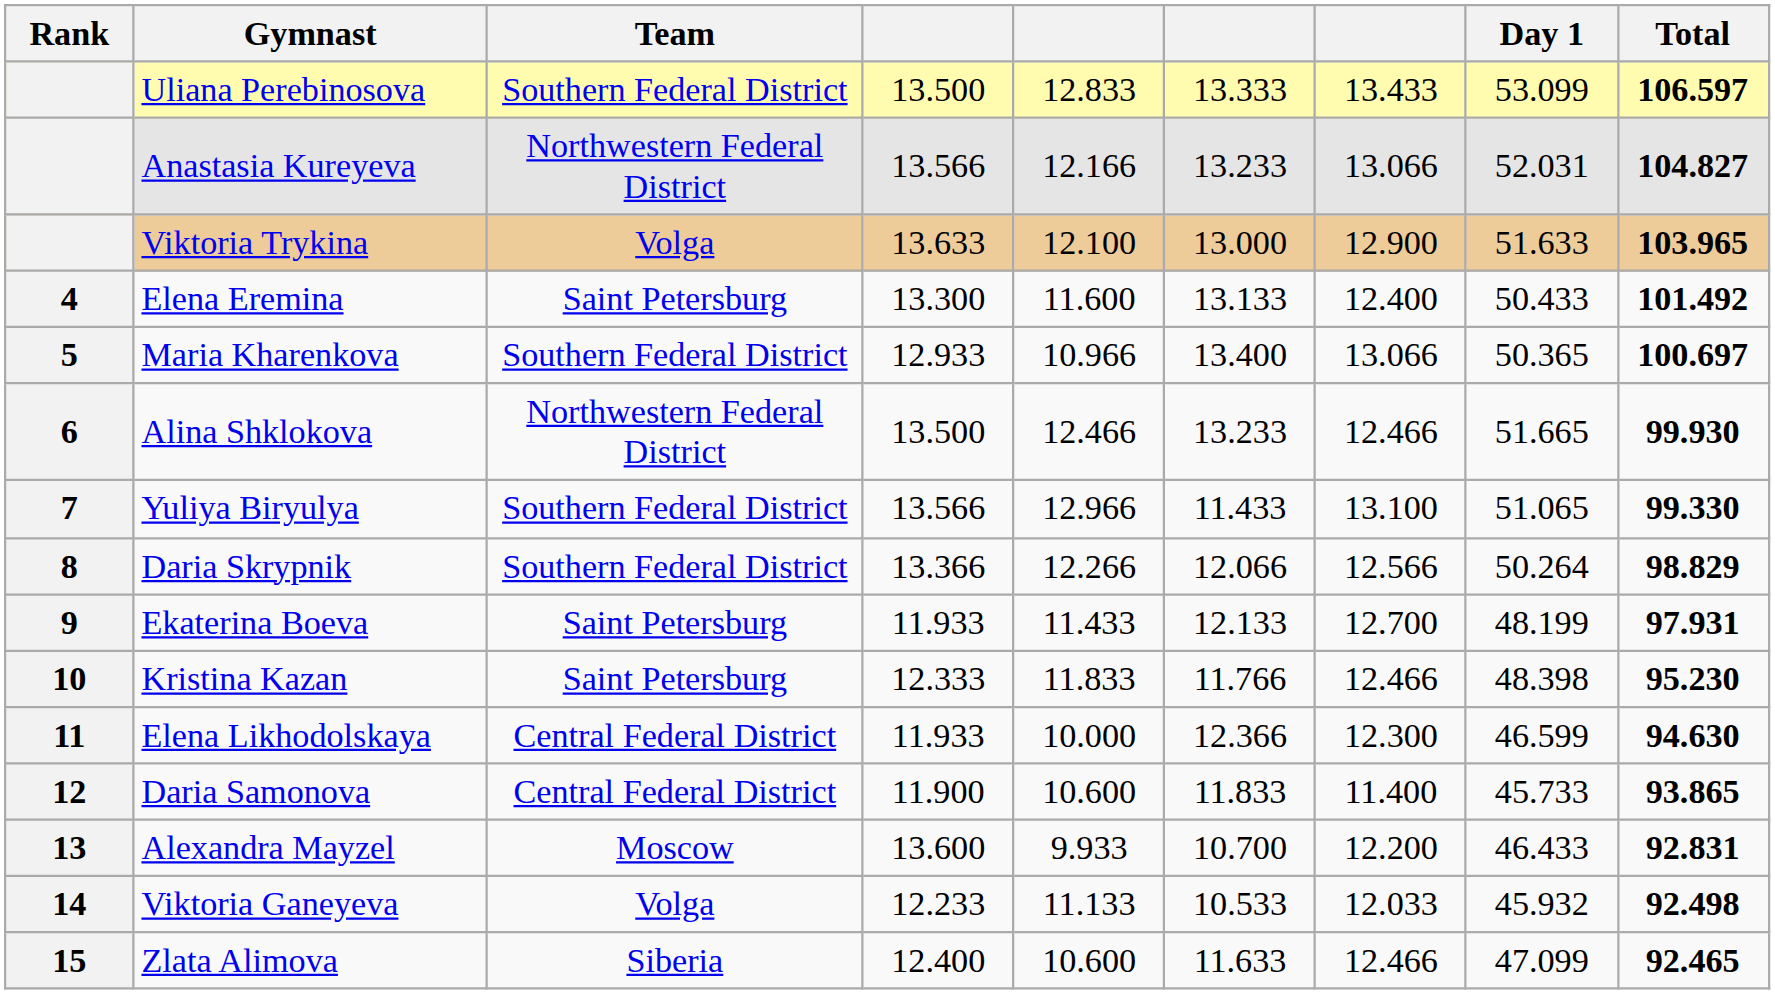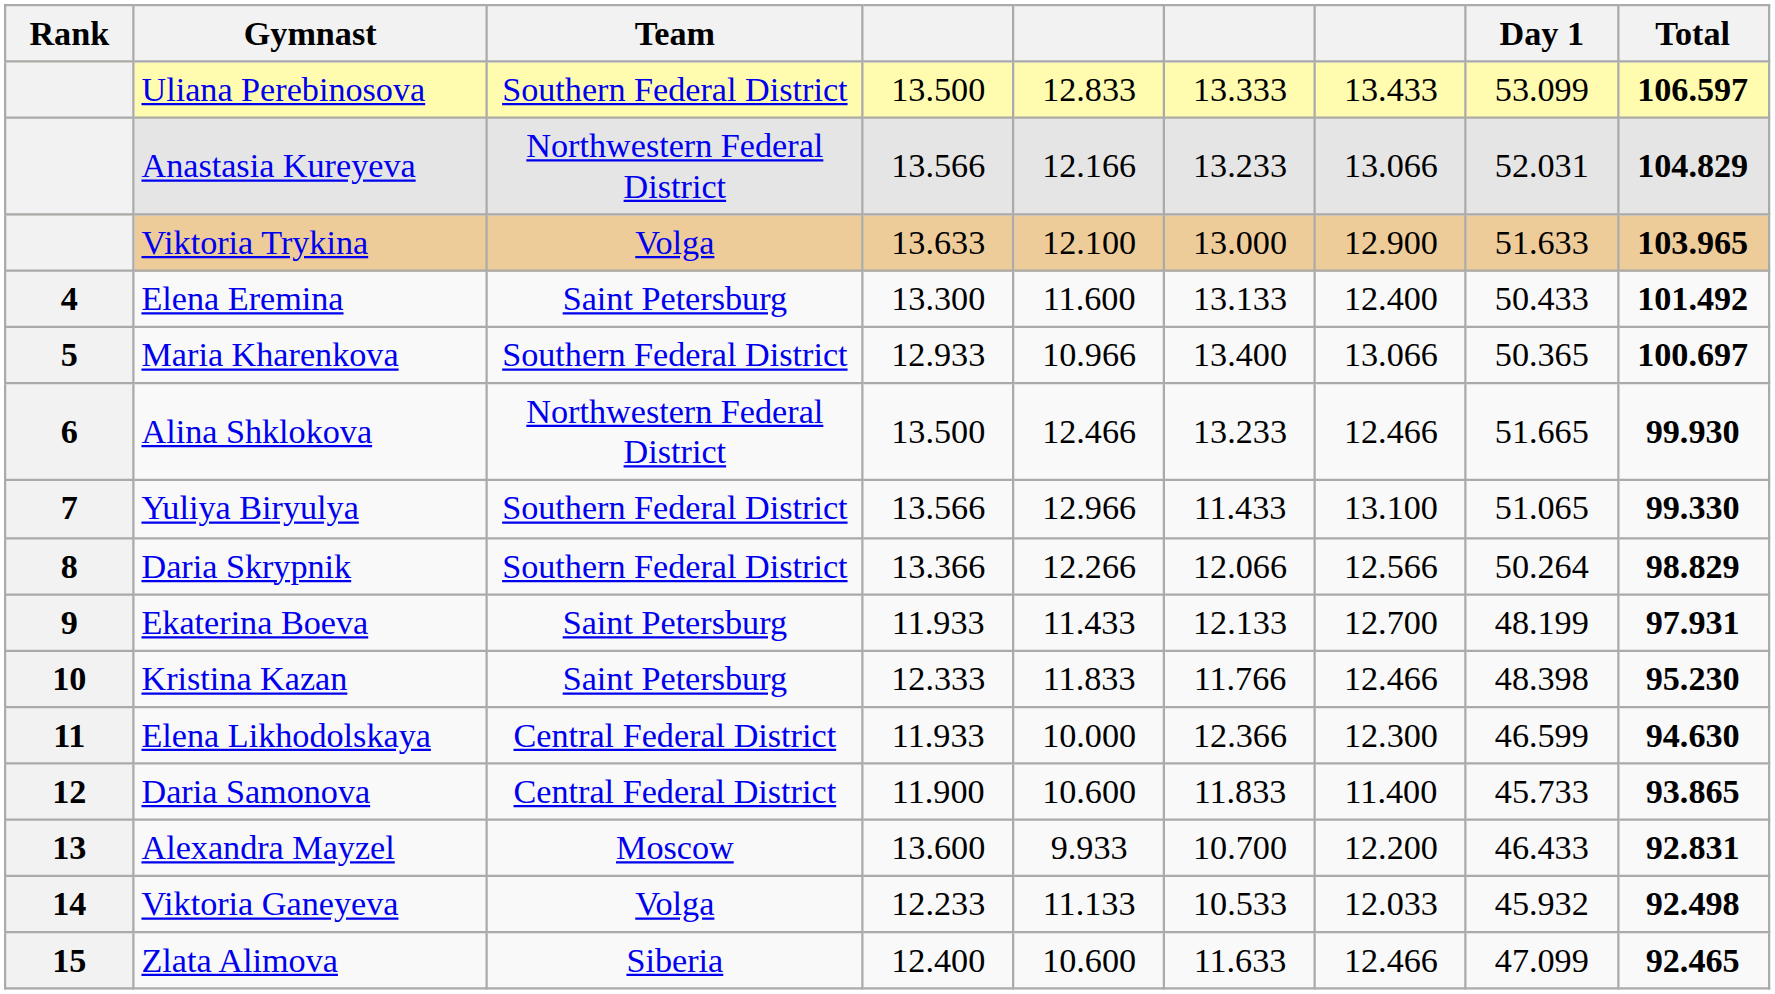(1693, 165) 104.827 -> (1693, 165) 104.829
